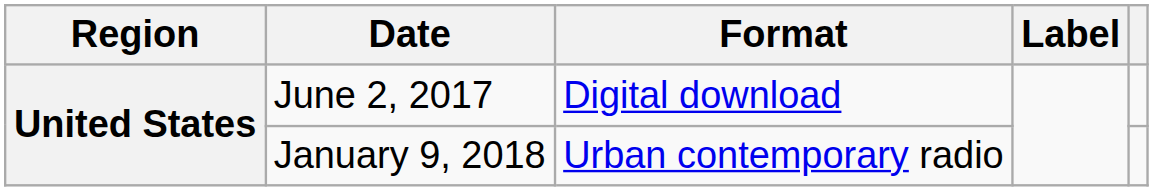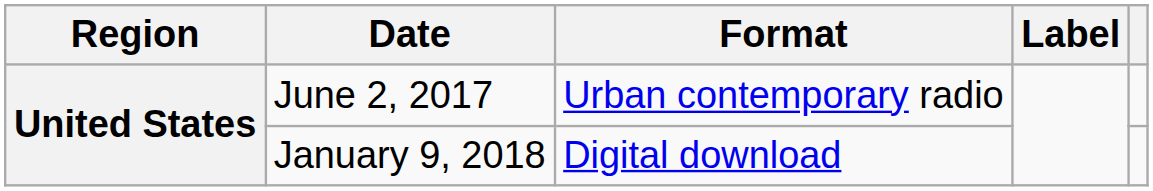(702, 94) Digital download -> (783, 94) Urban contemporary radio
(783, 154) Urban contemporary radio -> (702, 154) Digital download
